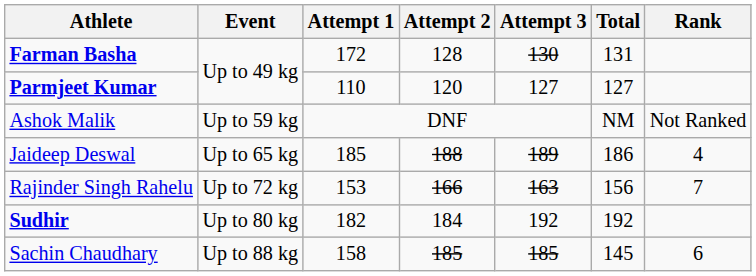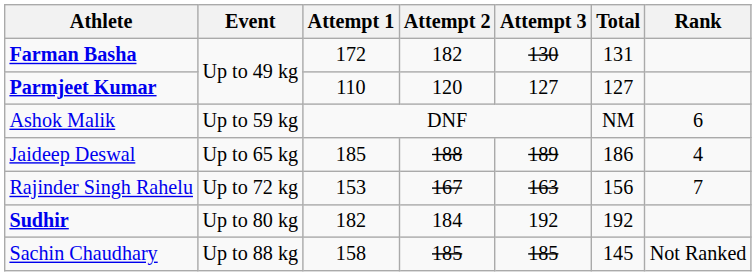(447, 54) 128 -> (447, 54) 182
(698, 121) Not Ranked -> (698, 121) 6
(447, 187) 166 -> (447, 187) 167
(698, 254) 6 -> (698, 254) Not Ranked
